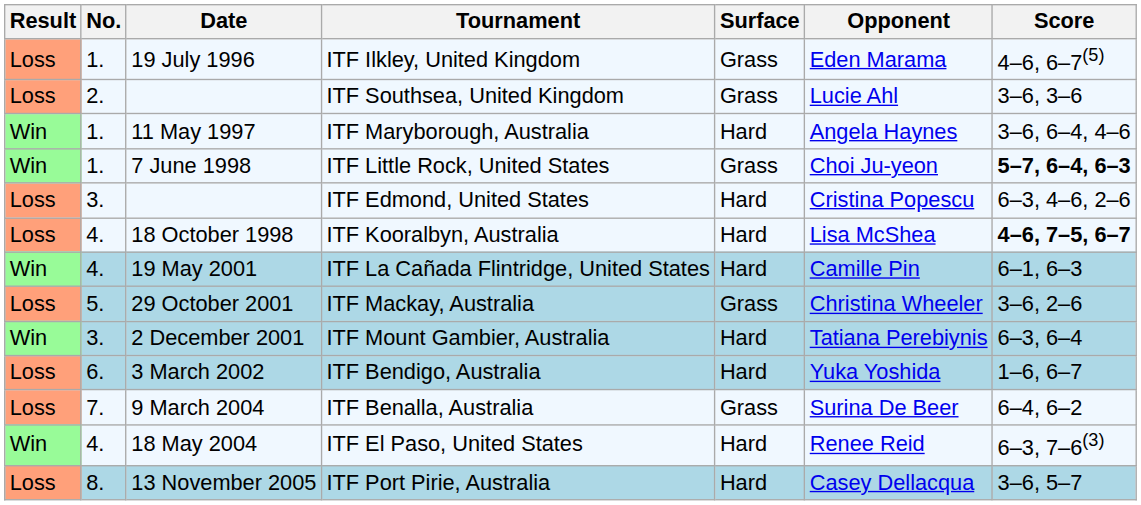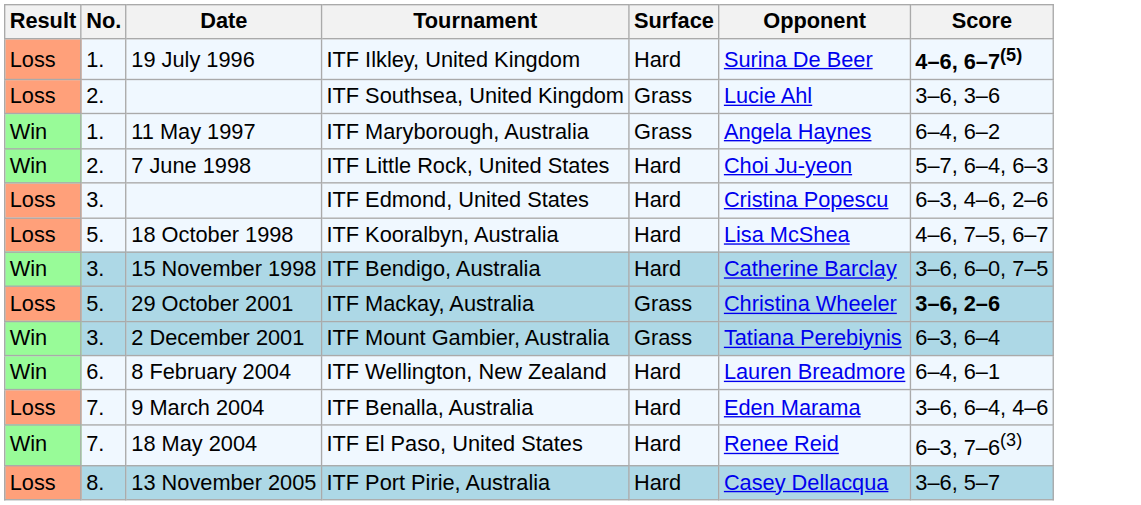(749, 59) Grass -> (658, 59) Hard
(878, 59) Eden Marama -> (798, 59) Surina De Beer
(1051, 59) normal -> (969, 59) bold
(743, 131) Hard -> (663, 131) Grass
(1064, 131) 3–6, 6–4, 4–6 -> (958, 131) 6–4, 6–2
(95, 165) 1. -> (95, 165) 2.
(749, 165) Grass -> (658, 165) Hard
(1064, 165) bold -> (982, 165) normal
(95, 234) 4. -> (95, 234) 5.
(1064, 234) bold -> (982, 234) normal
+ row: (224, 269)
- row: (194, 269)
(1040, 303) normal -> (958, 303) bold
(743, 338) Hard -> (663, 338) Grass
- row: (198, 372)
+ row: (211, 372)
(749, 407) Grass -> (658, 407) Hard
(884, 407) Surina De Beer -> (792, 407) Eden Marama
(1040, 407) 6–4, 6–2 -> (982, 407) 3–6, 6–4, 4–6
(95, 444) 4. -> (95, 444) 7.
